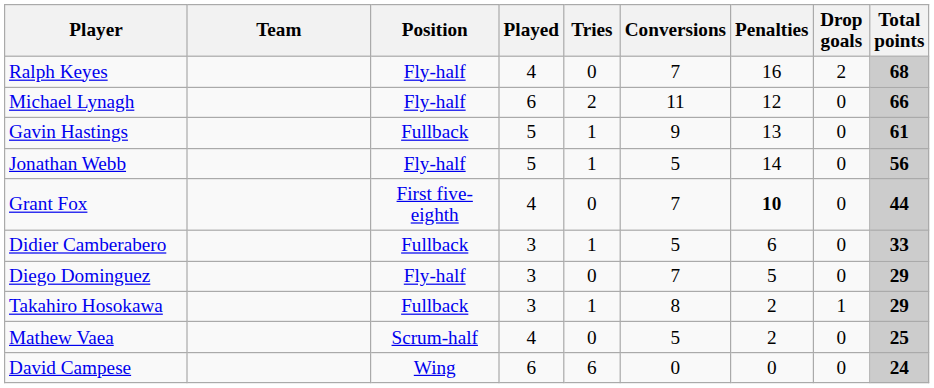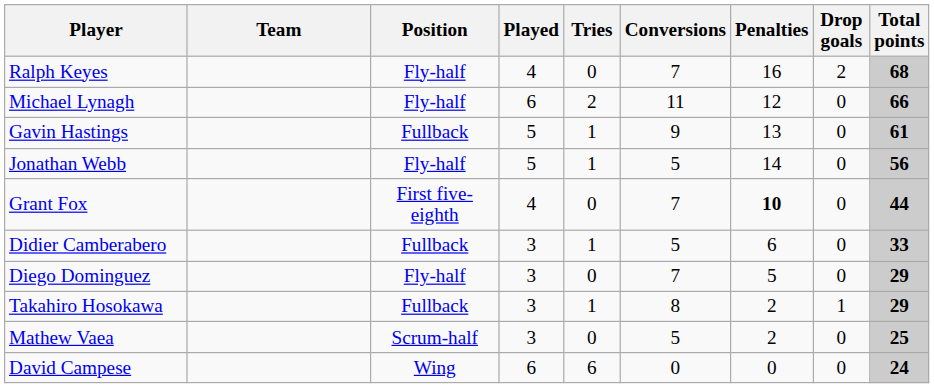(531, 336) 4 -> (531, 336) 3
